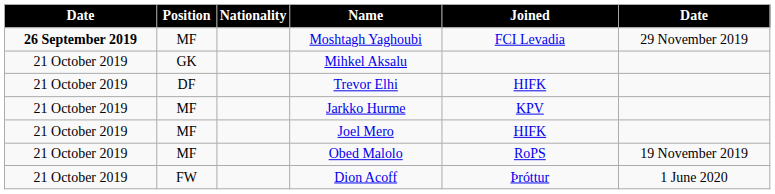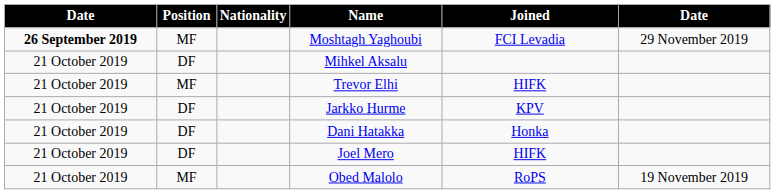(186, 62) GK -> (186, 62) DF
(186, 85) DF -> (186, 85) MF
(186, 108) MF -> (186, 108) DF
+ row: (366, 131)
(186, 131) MF -> (186, 154) DF
- row: (366, 177)
